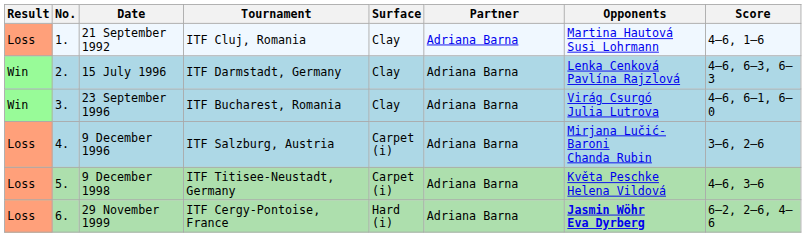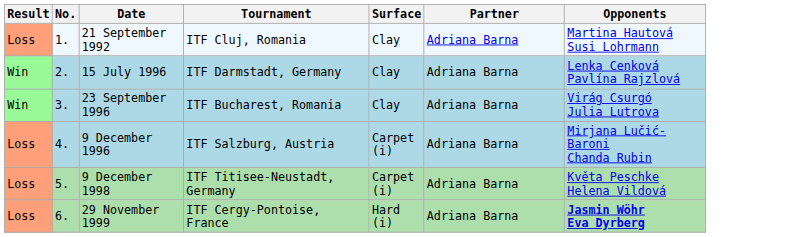- column: (753, 14)
